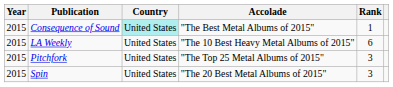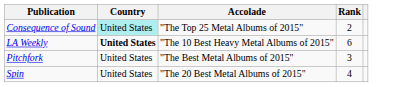- column: (16, 12)
(248, 27) "The Best Metal Albums of 2015" -> (232, 27) "The Top 25 Metal Albums of 2015"
(370, 27) 1 -> (350, 27) 2
(150, 43) normal -> (128, 43) bold
(252, 58) "The Top 25 Metal Albums of 2015" -> (227, 58) "The Best Metal Albums of 2015"
(370, 74) 3 -> (350, 74) 4
